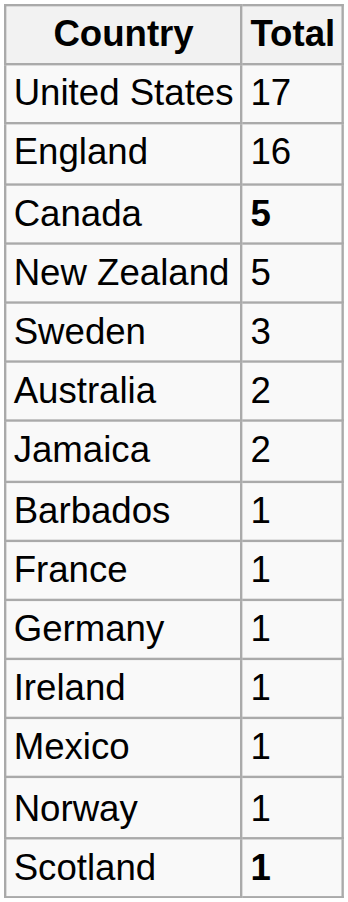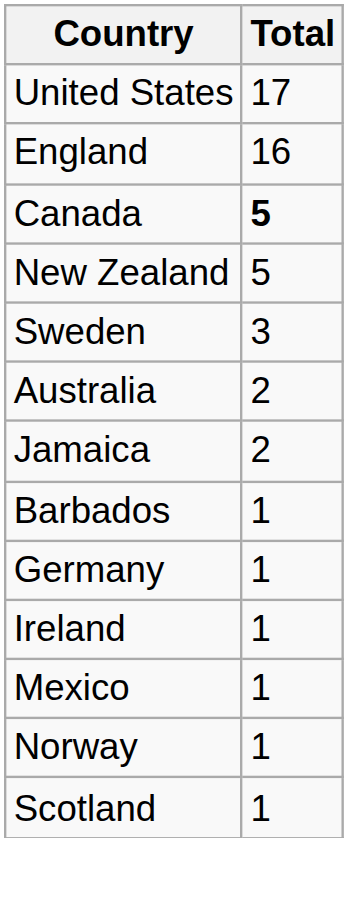- row: (71, 568)
(261, 865) bold -> (261, 806) normal
